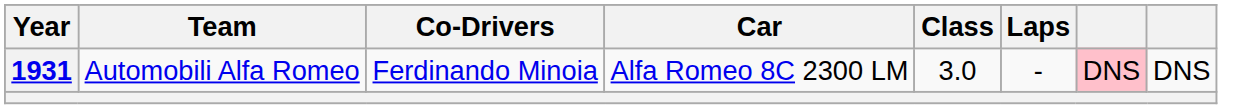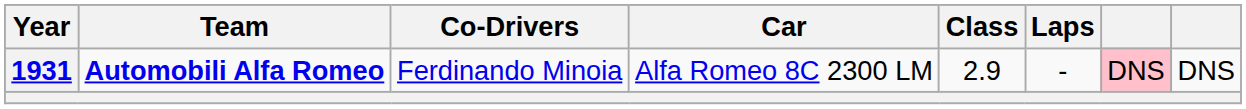(222, 70) normal -> (234, 70) bold
(957, 70) 3.0 -> (982, 70) 2.9
